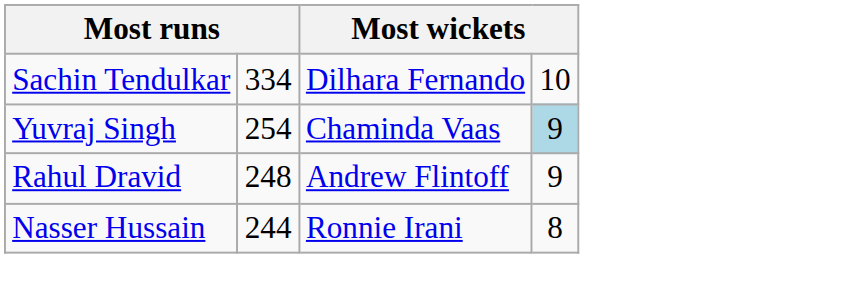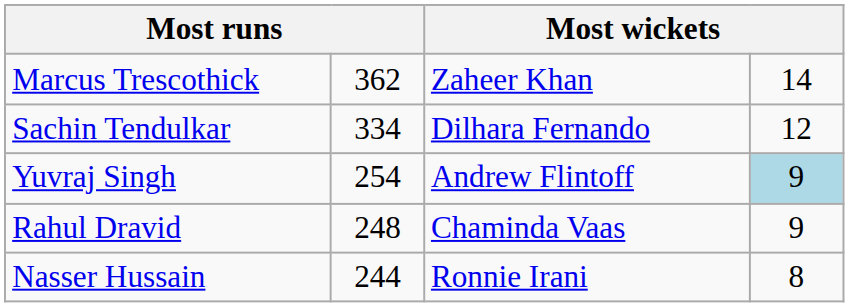+ row: (136, 78)
(555, 78) 10 -> (796, 128) 12
(403, 128) Chaminda Vaas -> (532, 177) Andrew Flintoff
(407, 177) Andrew Flintoff -> (528, 227) Chaminda Vaas
